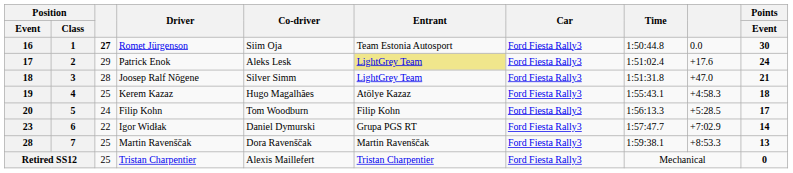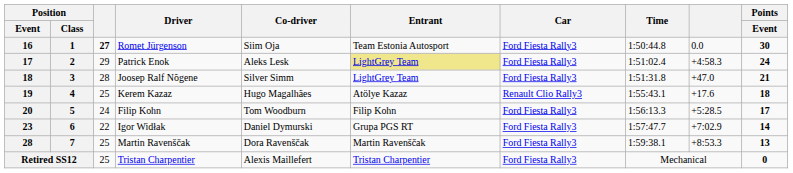(702, 61) +17.6 -> (706, 61) +4:58.3
(545, 94) Ford Fiesta Rally3 -> (542, 94) Renault Clio Rally3
(705, 94) +4:58.3 -> (703, 94) +17.6
